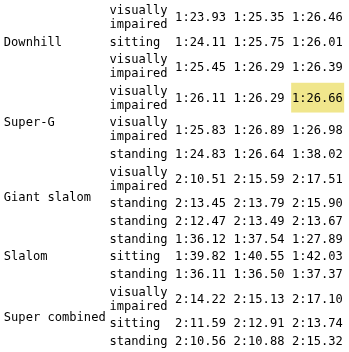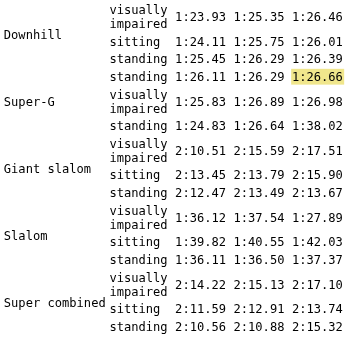(139, 66) visually impaired -> (139, 59) standing
(139, 98) visually impaired -> (139, 77) standing
(139, 203) standing -> (135, 175) sitting
(139, 239) standing -> (139, 218) visually impaired
